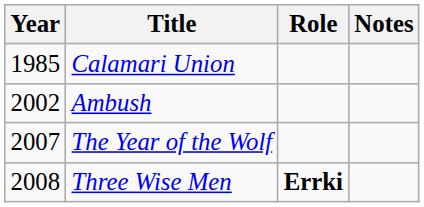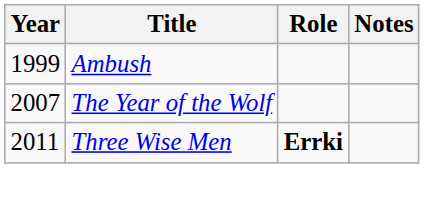- row: (153, 63)
(35, 102) 2002 -> (35, 63) 1999
(35, 181) 2008 -> (35, 142) 2011
